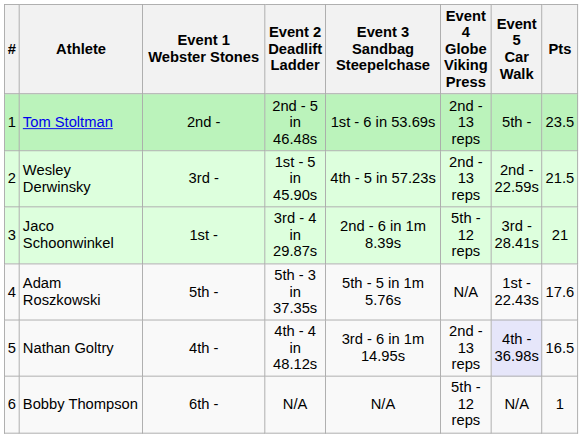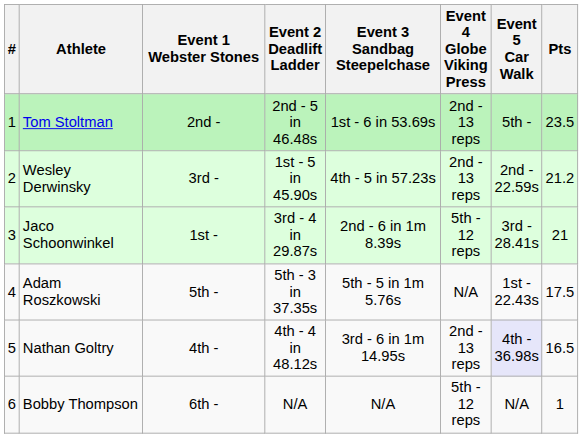(560, 178) 21.5 -> (560, 178) 21.2
(560, 291) 17.6 -> (560, 291) 17.5
